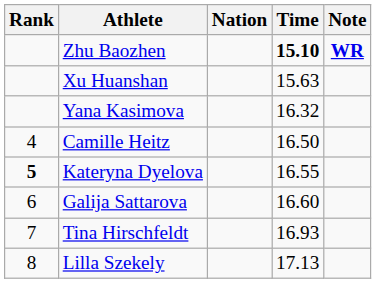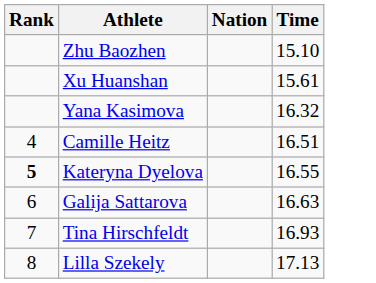- column: (347, 19)
(298, 50) bold -> (298, 50) normal
(298, 80) 15.63 -> (298, 80) 15.61
(298, 141) 16.50 -> (298, 141) 16.51
(298, 202) 16.60 -> (298, 202) 16.63
